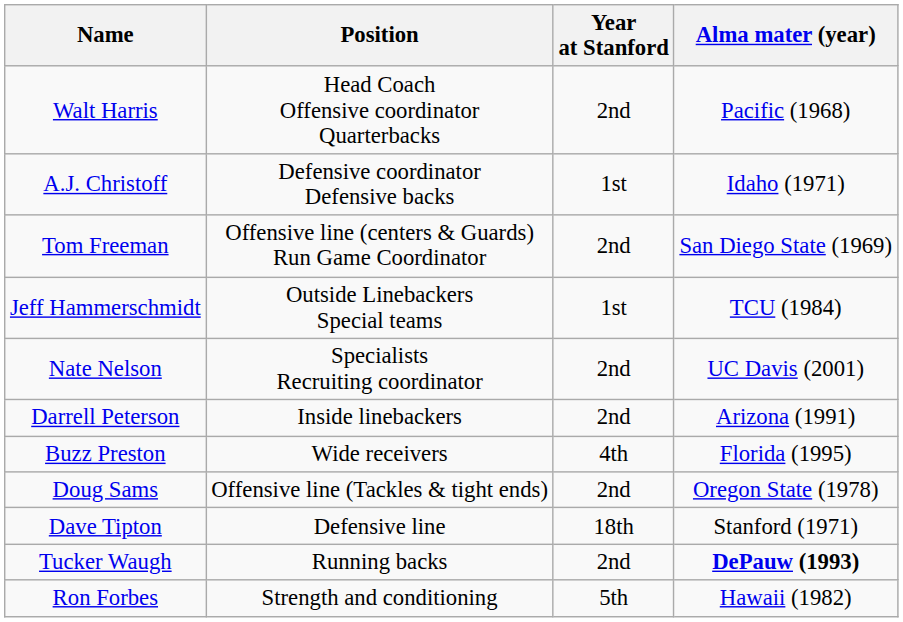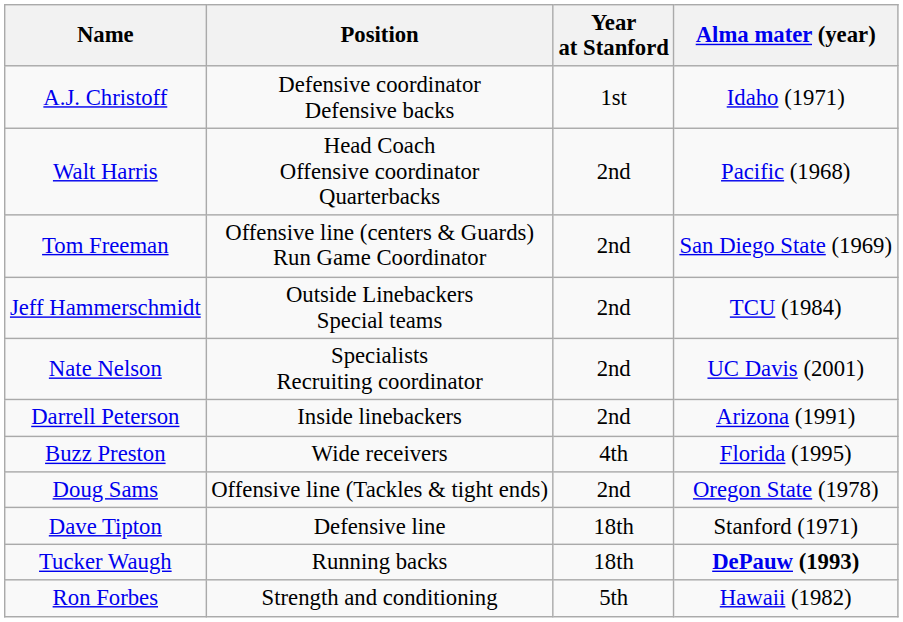rows swapped: (105, 109) <-> (105, 184)
(614, 307) 1st -> (614, 307) 2nd
(614, 561) 2nd -> (614, 561) 18th
